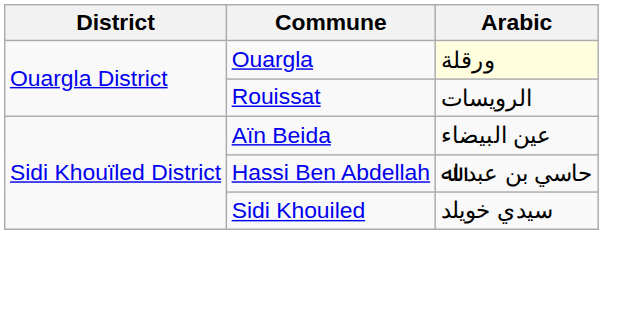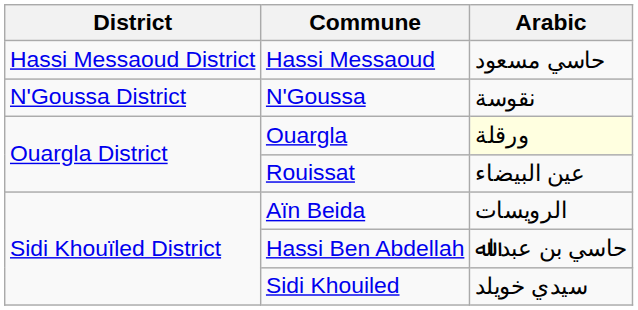+ row: (351, 59)
+ row: (316, 97)
(486, 98) اﻟﺮوﻳﺴﺎت -> (530, 173) ﻋﻴﻦ اﻟﺒﻴﻀﺎء
(496, 135) ﻋﻴﻦ اﻟﺒﻴﻀﺎء -> (521, 211) اﻟﺮوﻳﺴﺎت
